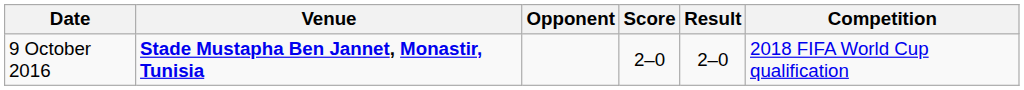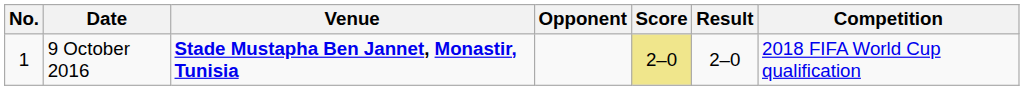+ column: (24, 19)
(650, 59) no background -> (662, 59) khaki background
